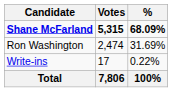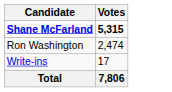- column: (148, 12)
